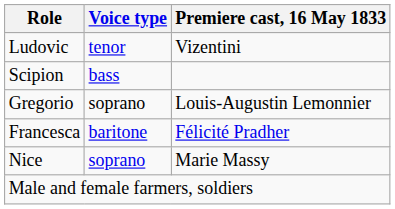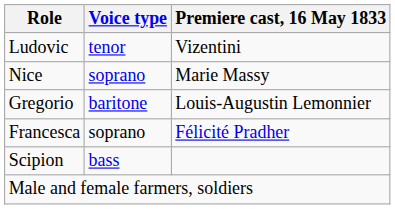rows swapped: (26, 160) <-> (36, 75)
(117, 103) soprano -> (118, 103) baritone
(118, 132) baritone -> (117, 132) soprano
